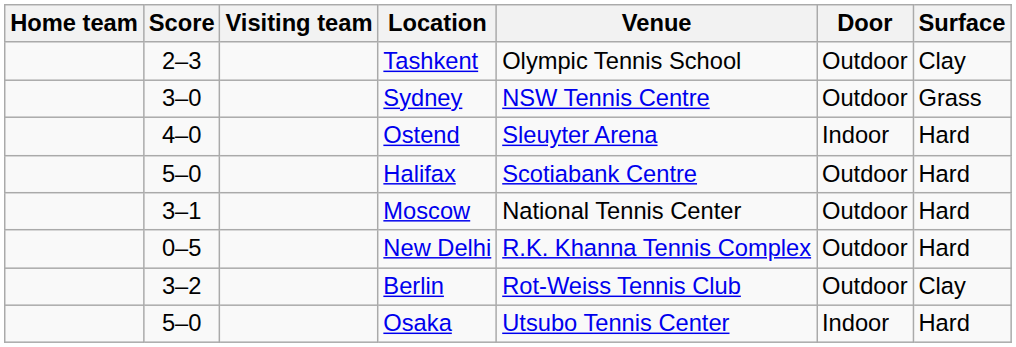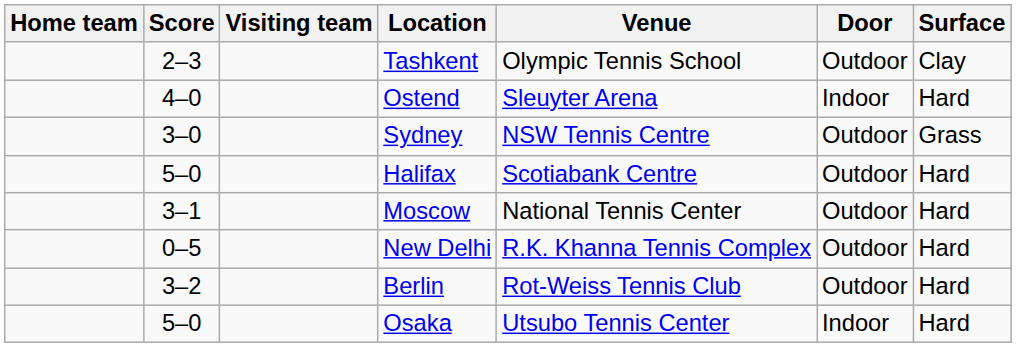rows swapped: (422, 135) <-> (423, 98)
(942, 286) Clay -> (944, 286) Hard
